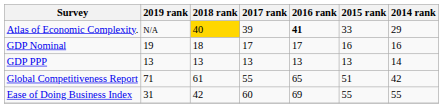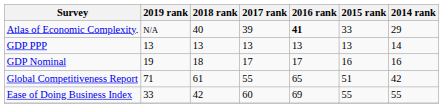(198, 29) gold background -> (198, 29) no background
rows swapped: (36, 45) <-> (27, 62)
(148, 95) 31 -> (148, 95) 33
